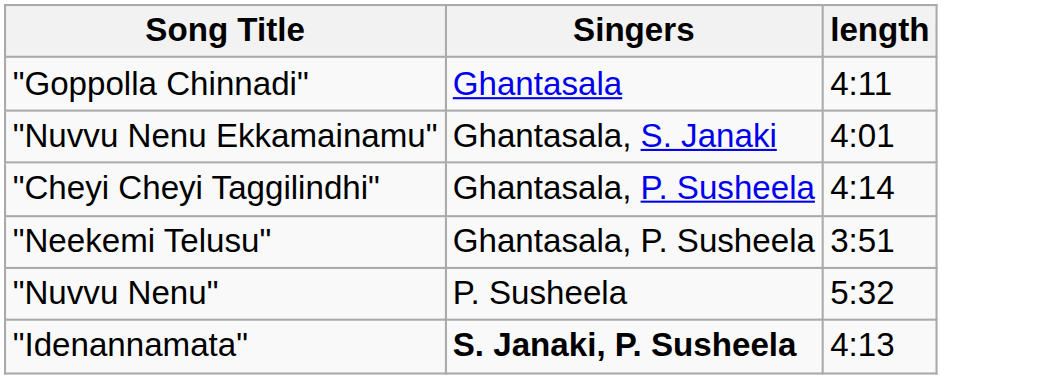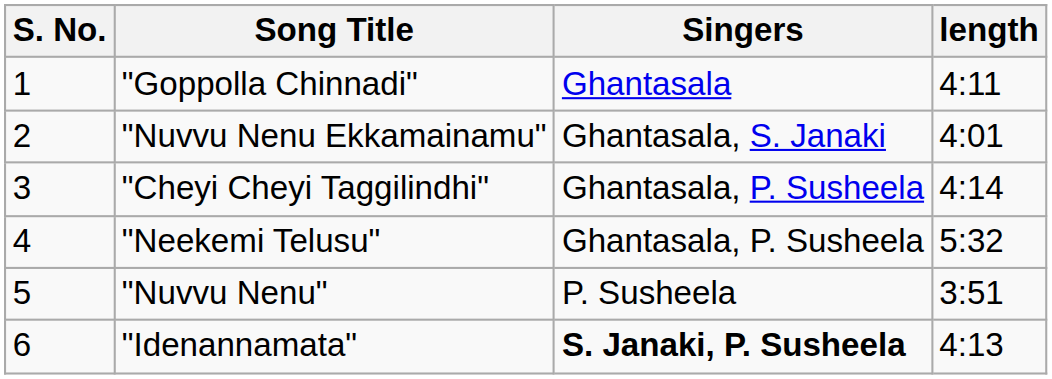+ column: (60, 30)
(862, 240) 3:51 -> (972, 240) 5:32
(862, 293) 5:32 -> (972, 293) 3:51
